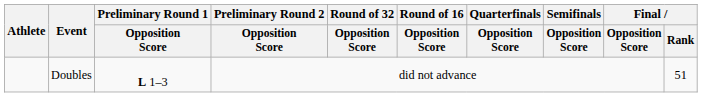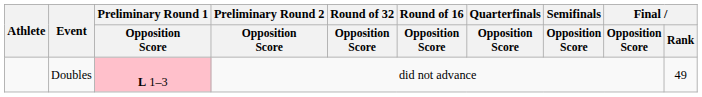(153, 82) no background -> (153, 82) pink background
(681, 75) 51 -> (681, 75) 49
